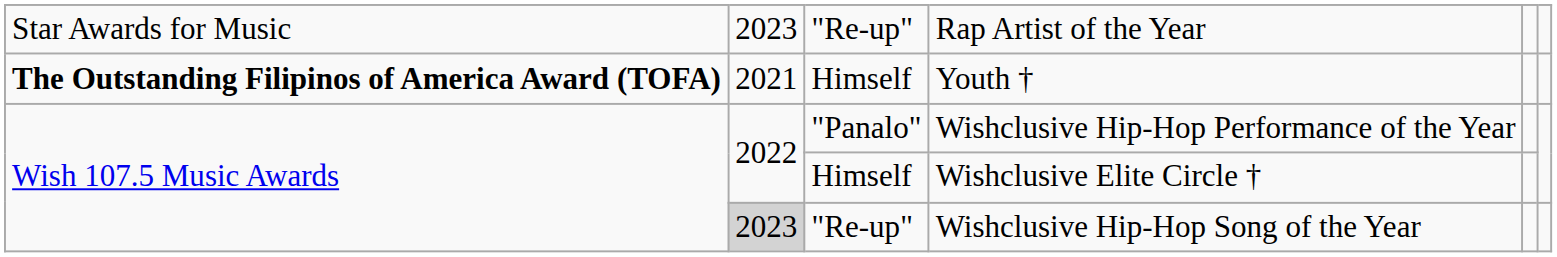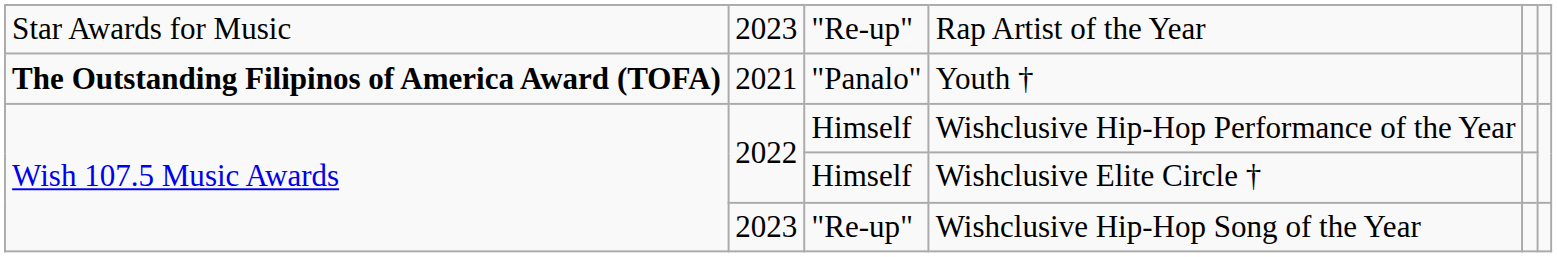(862, 78) Himself -> (867, 78) "Panalo"
(867, 127) "Panalo" -> (862, 127) Himself
(766, 226) lightgrey background -> (766, 226) no background
